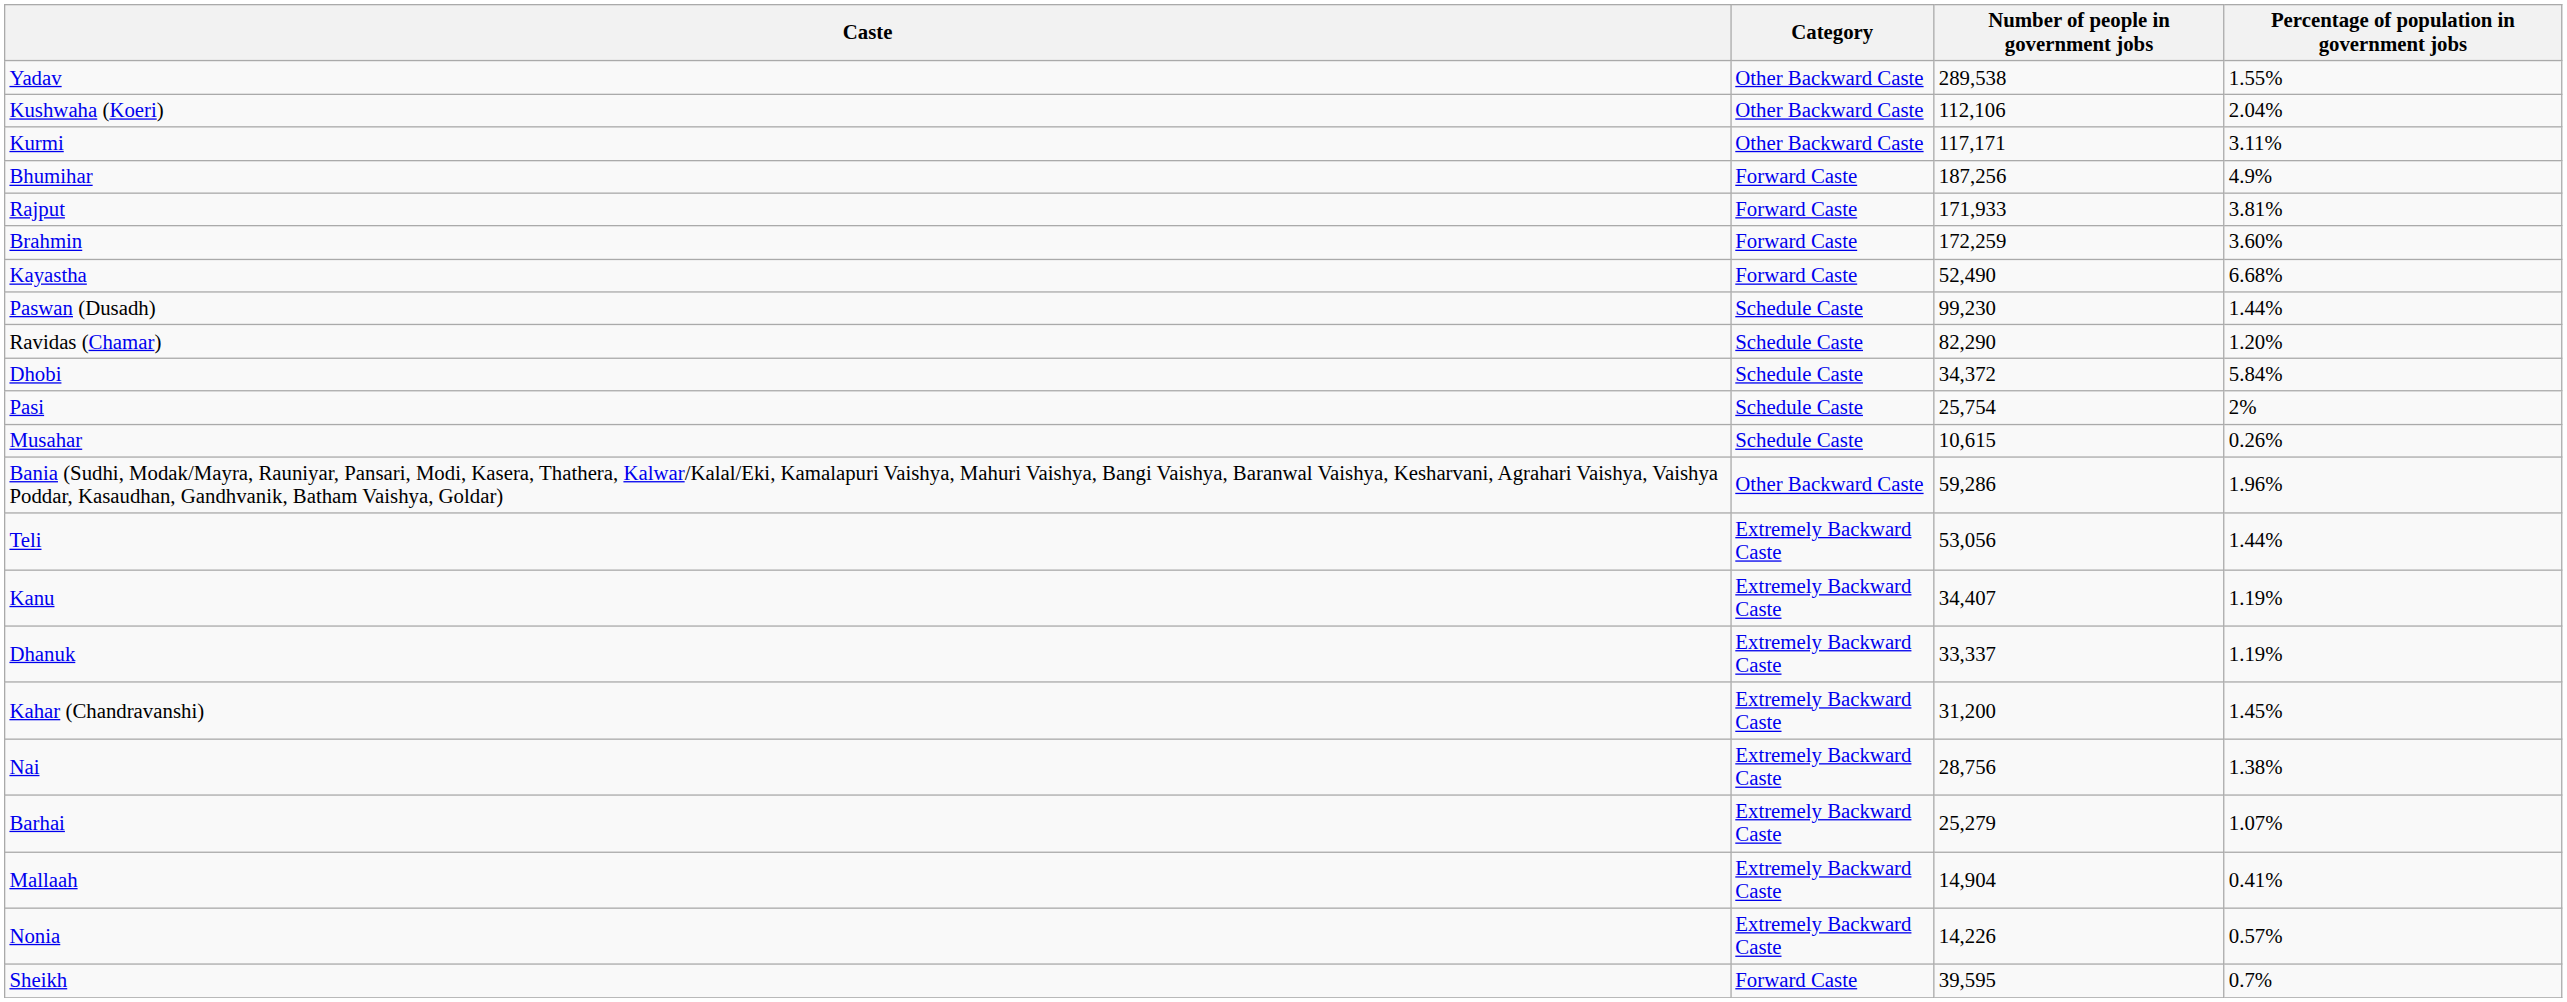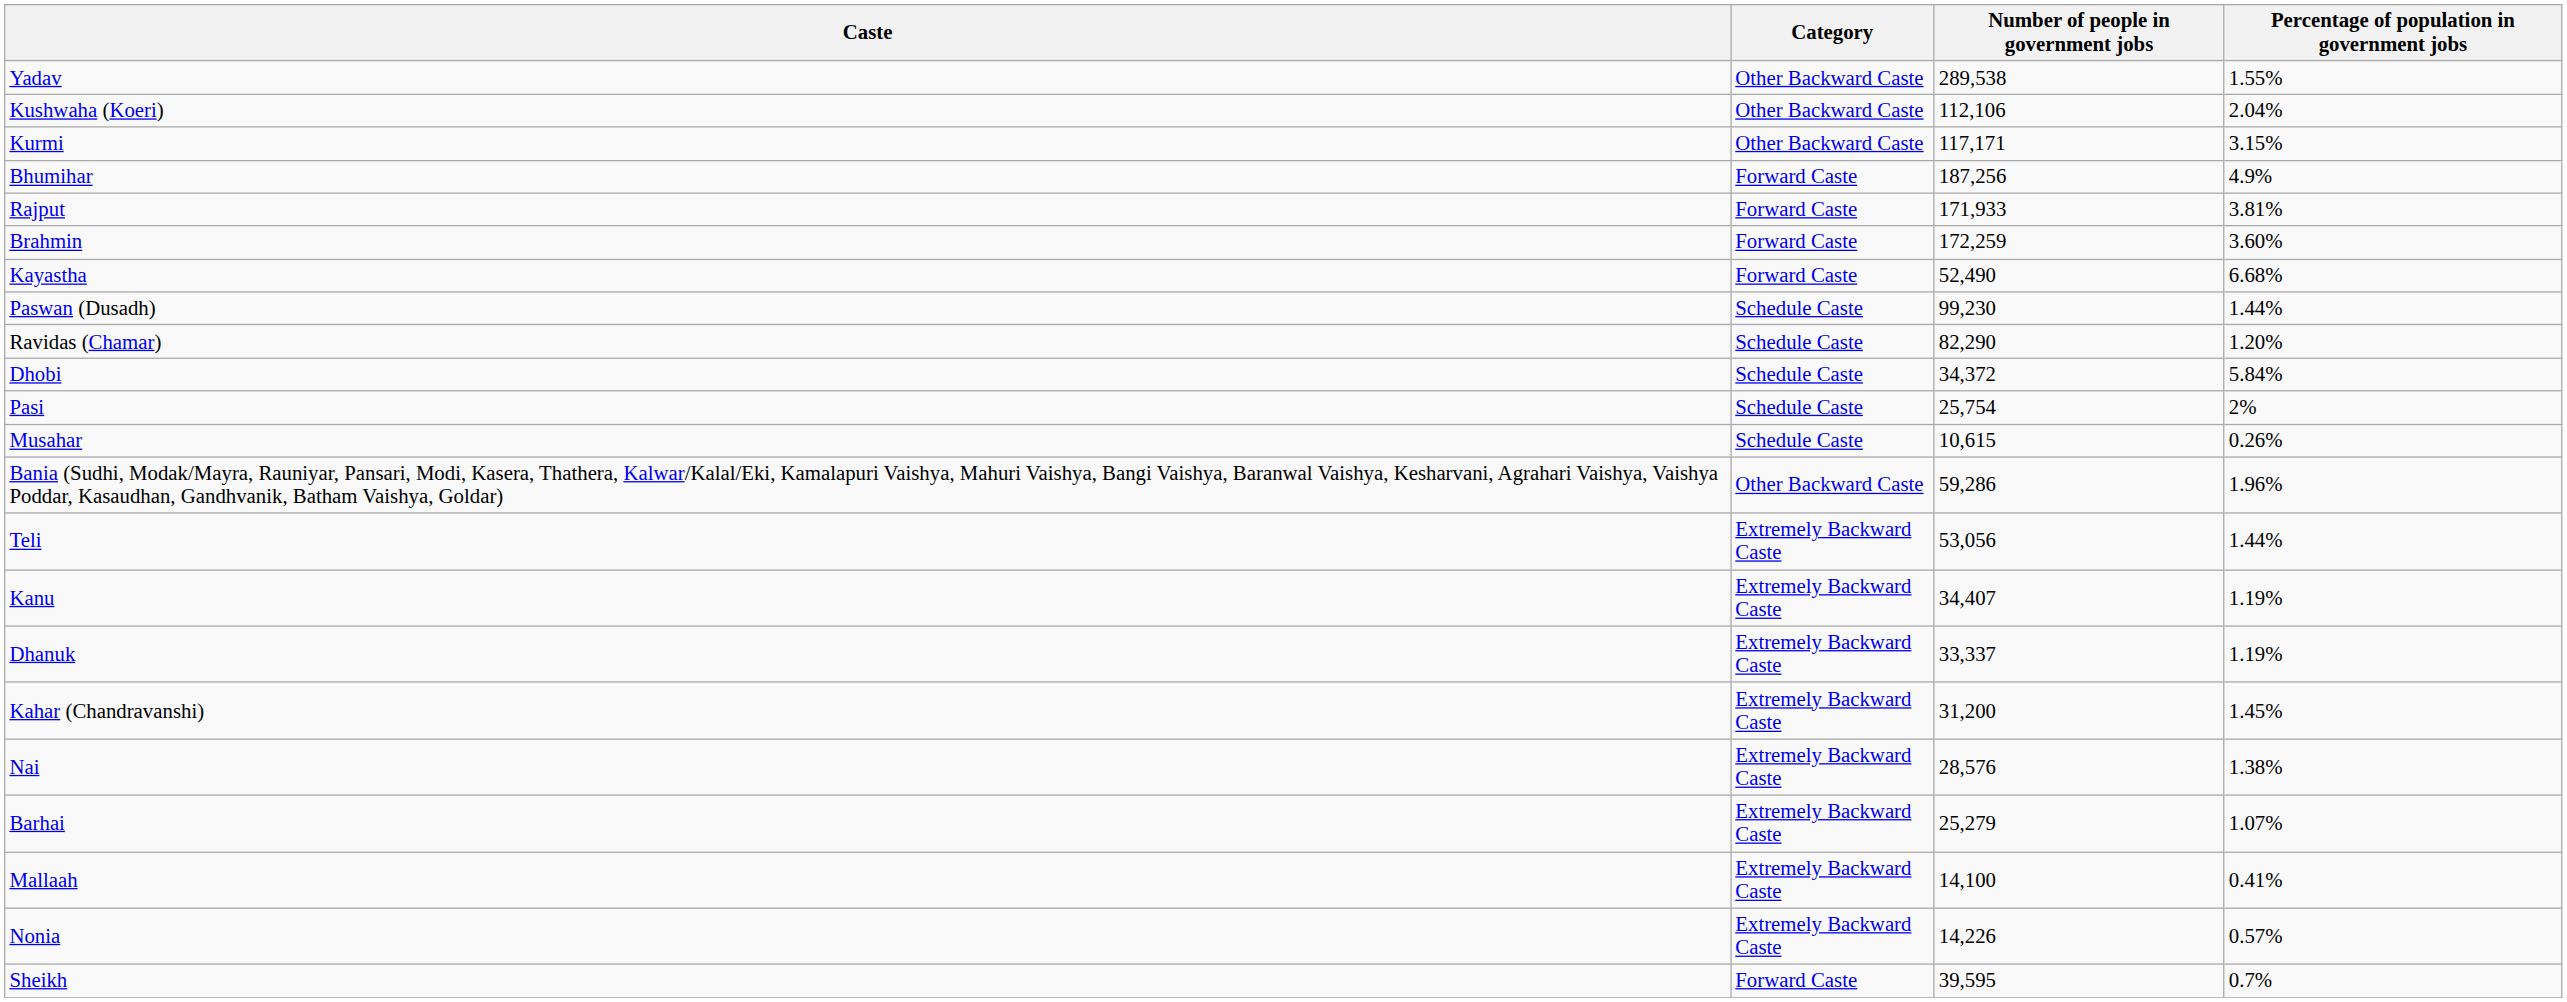(2255, 143) 3.11% -> (2256, 143) 3.15%
(1967, 766) 28,756 -> (1967, 766) 28,576
(1967, 879) 14,904 -> (1967, 879) 14,100
